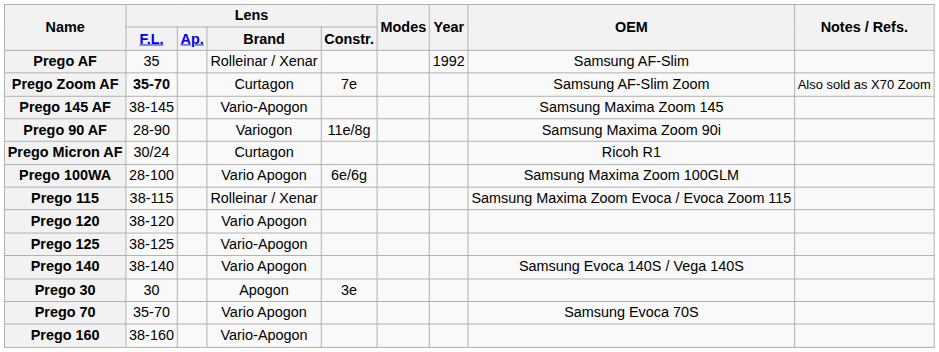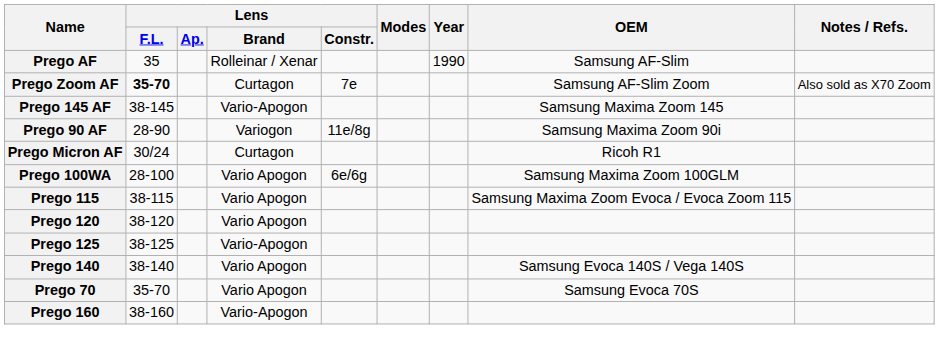(449, 61) 1992 -> (449, 61) 1990
(264, 198) Rolleinar / Xenar -> (264, 198) Vario Apogon
- row: (65, 289)
